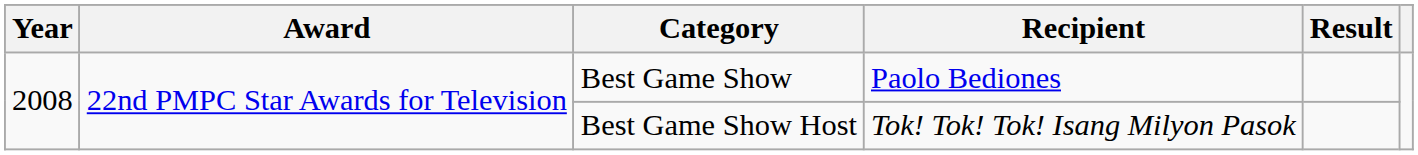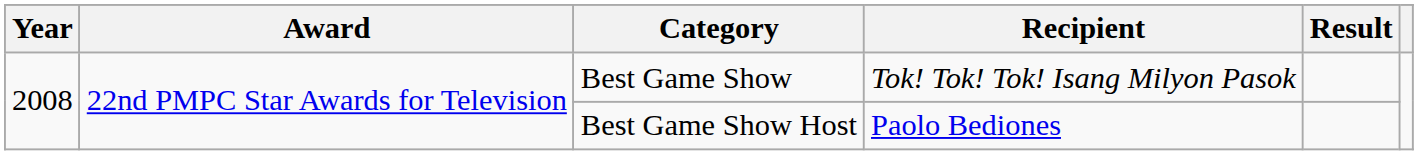(966, 76) Paolo Bediones -> (1083, 76) Tok! Tok! Tok! Isang Milyon Pasok
(1083, 125) Tok! Tok! Tok! Isang Milyon Pasok -> (966, 125) Paolo Bediones
